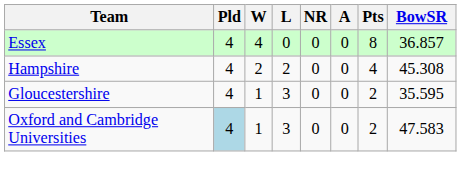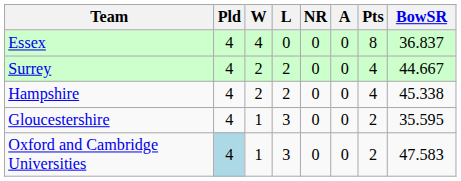(422, 42) 36.857 -> (422, 42) 36.837
+ row: (30, 68)
(422, 68) 45.308 -> (422, 94) 45.338
